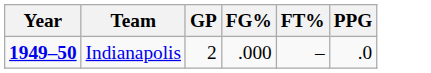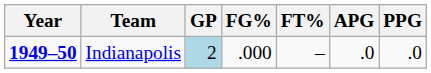+ column: (354, 20)
(212, 52) no background -> (212, 52) lightblue background
